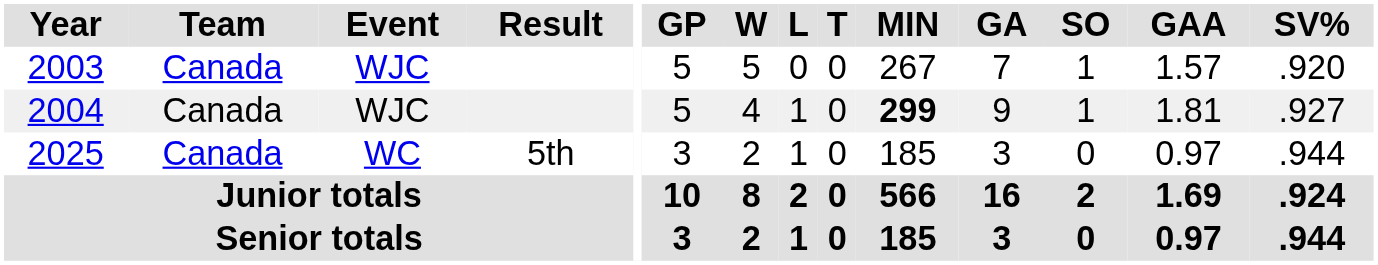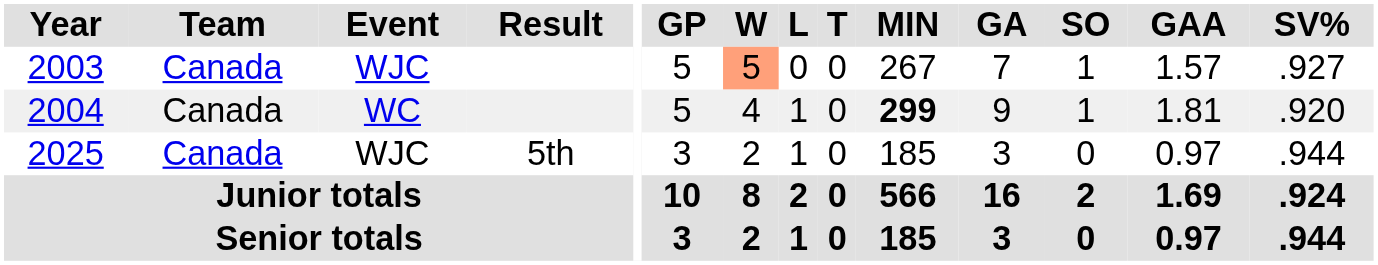(751, 67) no background -> (751, 67) lightsalmon background
(1312, 67) .920 -> (1312, 67) .927
(392, 110) WJC -> (392, 110) WC
(1312, 110) .927 -> (1312, 110) .920
(392, 153) WC -> (392, 153) WJC
